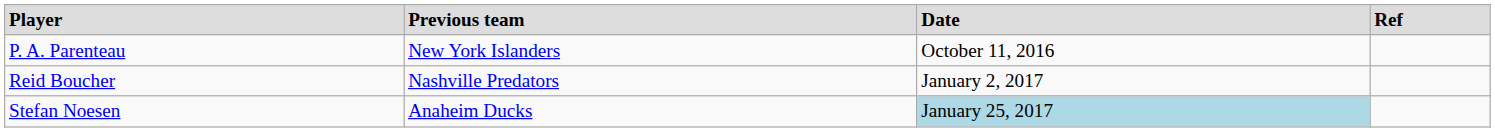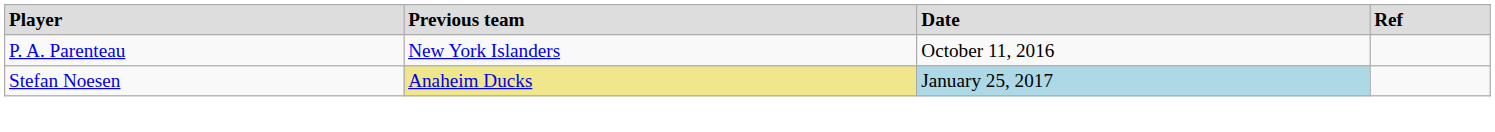- row: (62, 80)
(470, 111) no background -> (470, 80) khaki background
